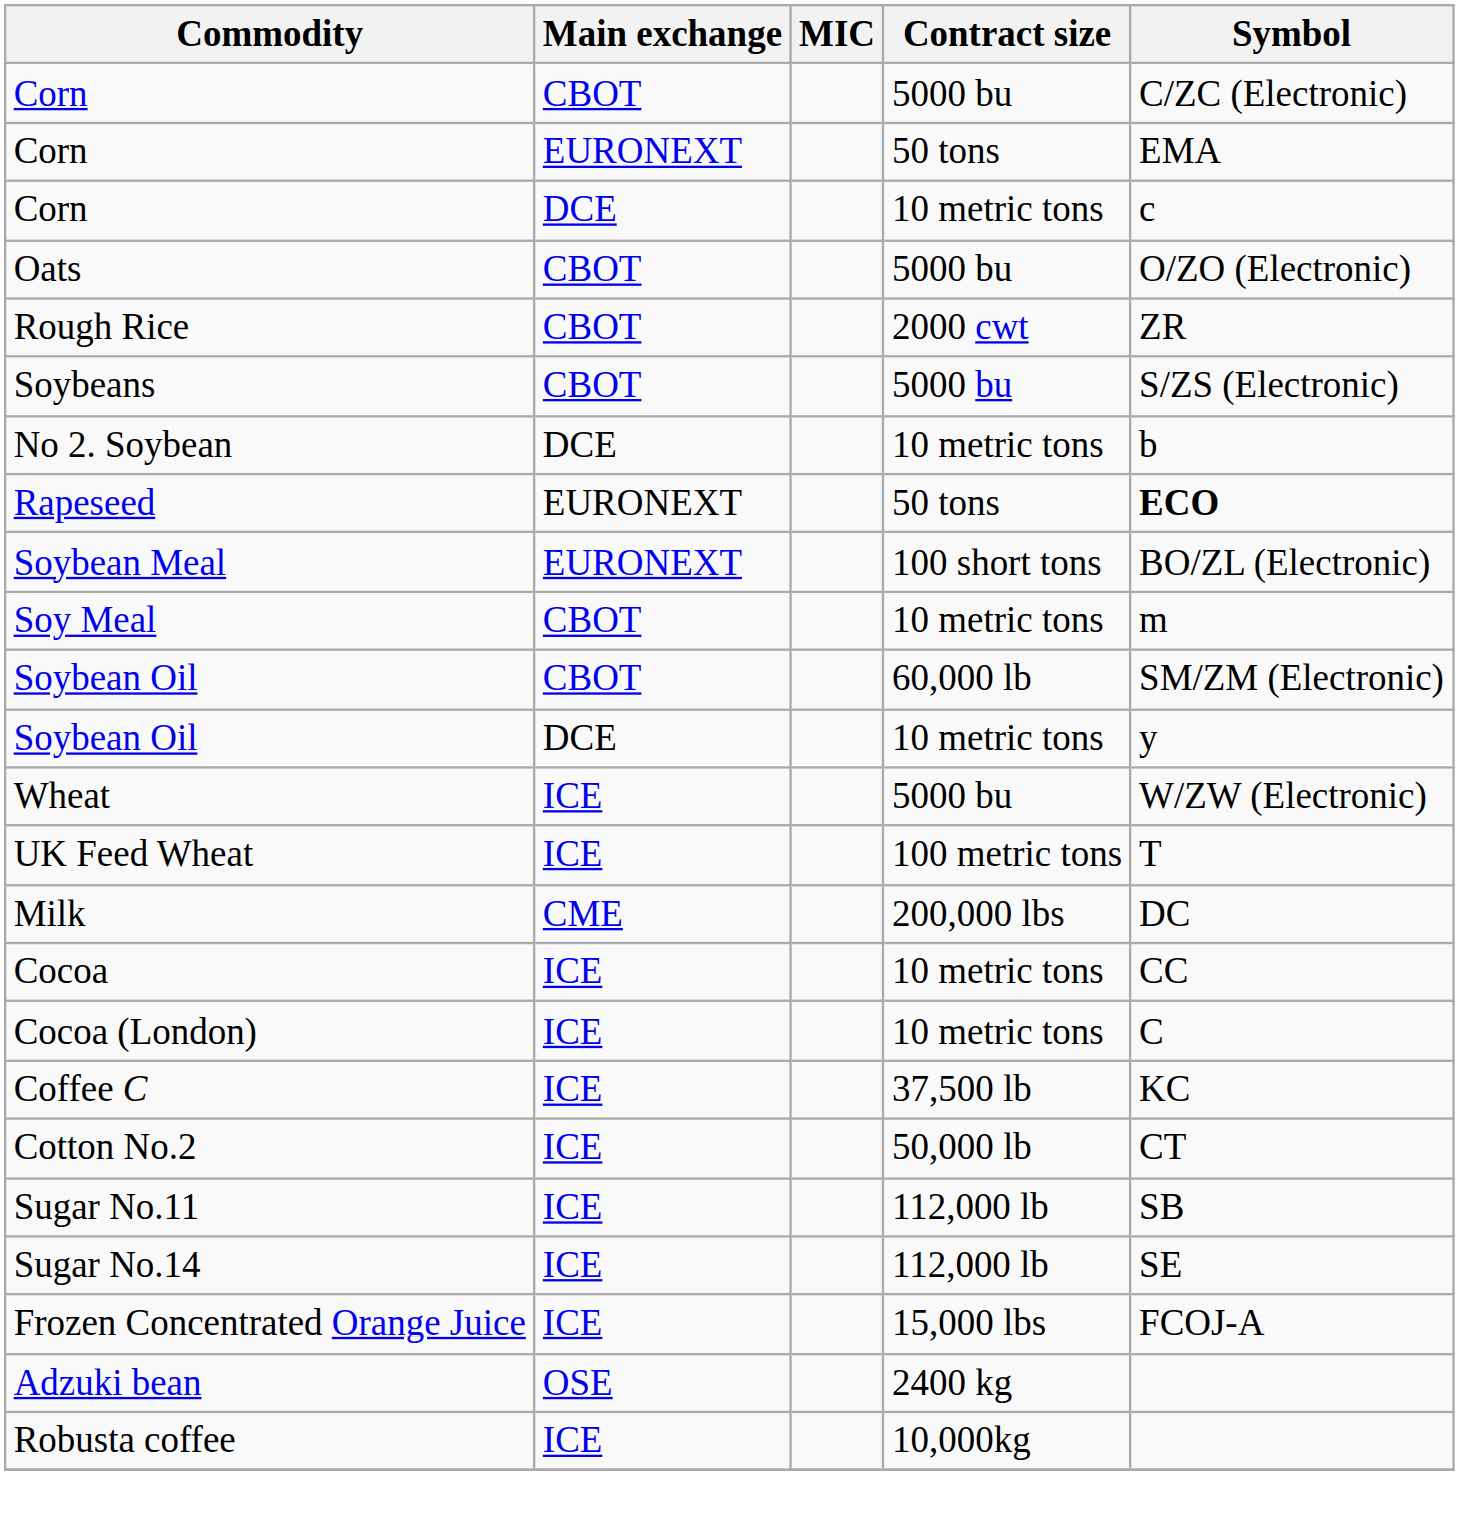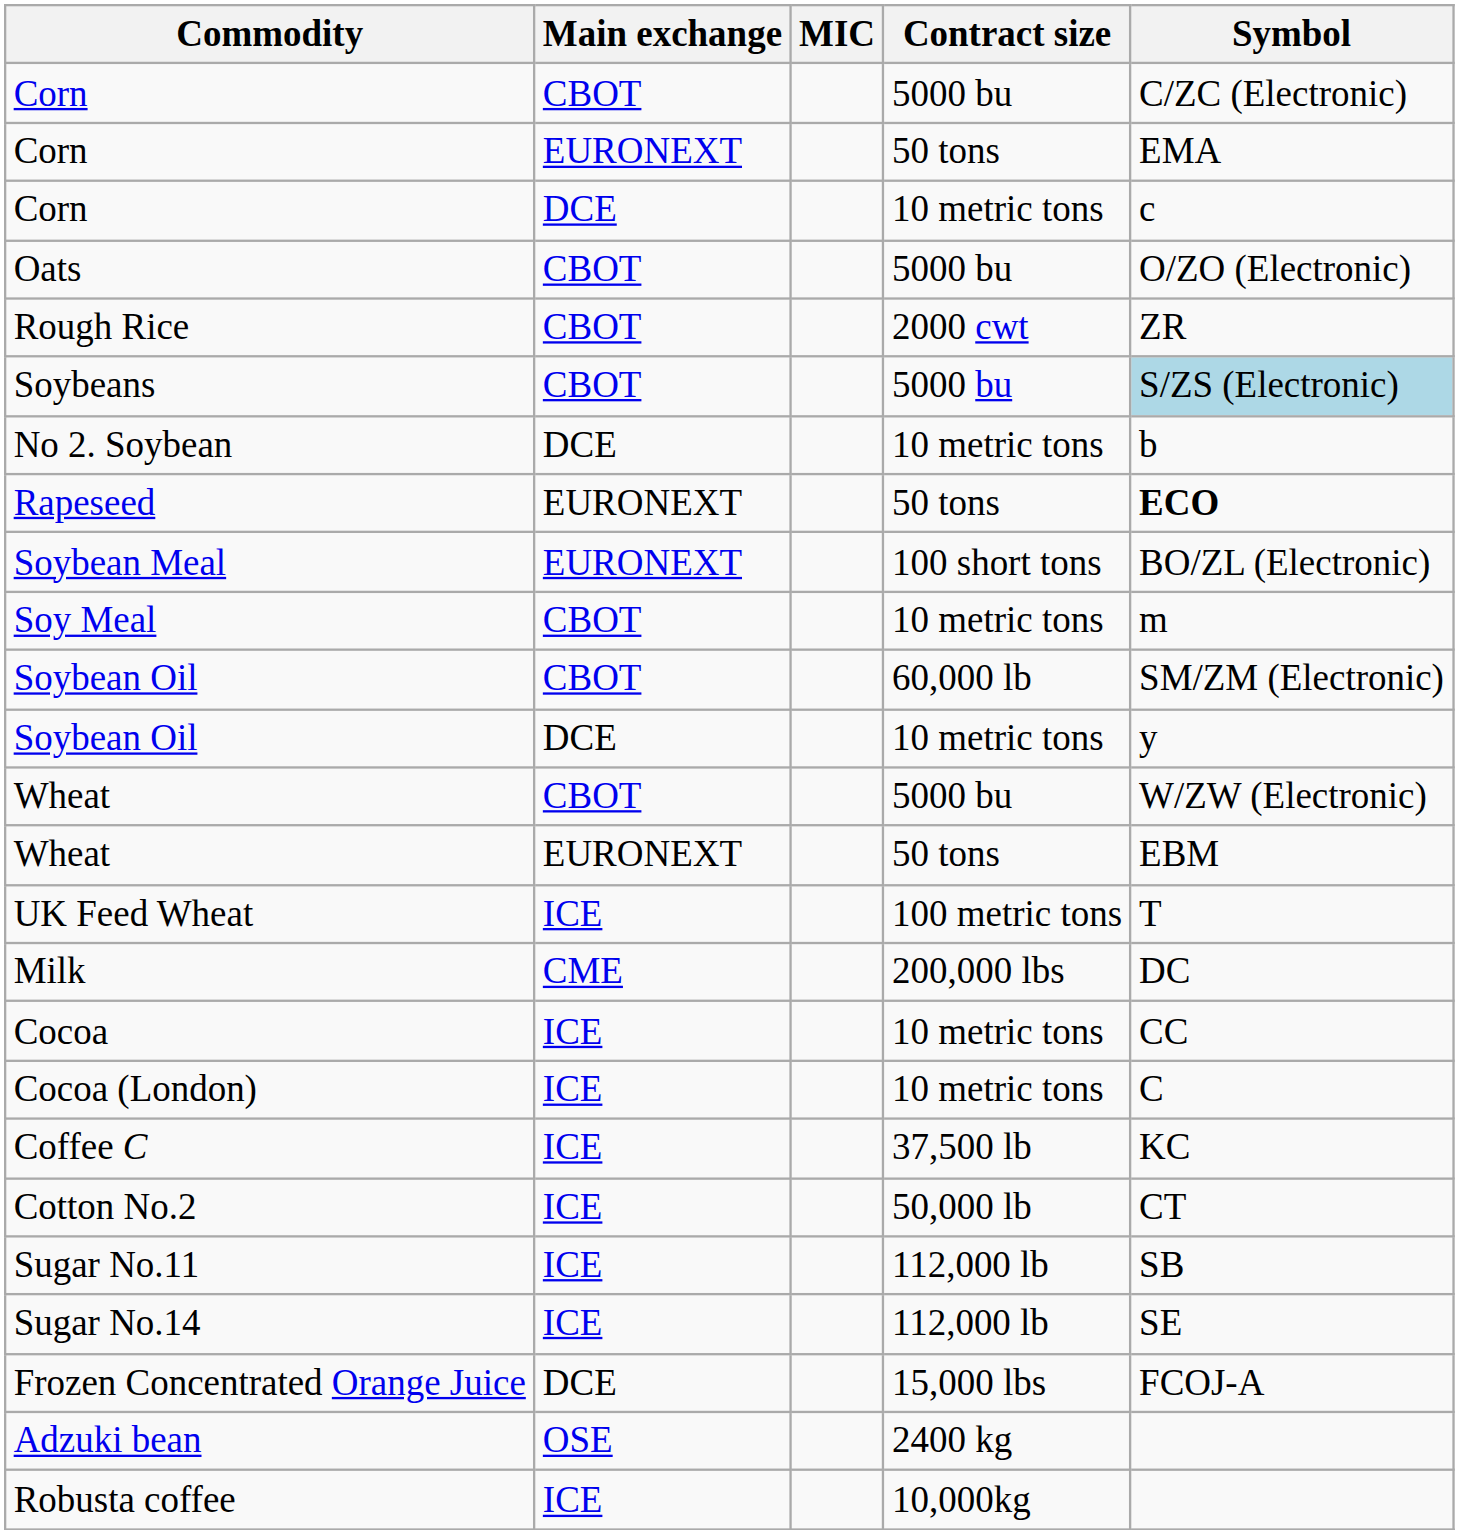(1269, 385) no background -> (1269, 385) lightblue background
(573, 795) ICE -> (592, 795) CBOT
+ row: (62, 854)
(573, 1323) ICE -> (580, 1381) DCE
